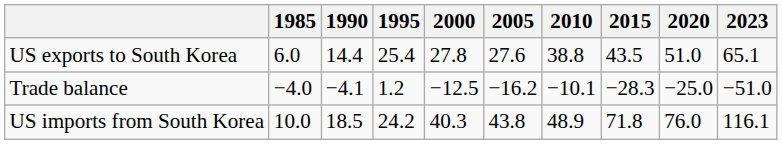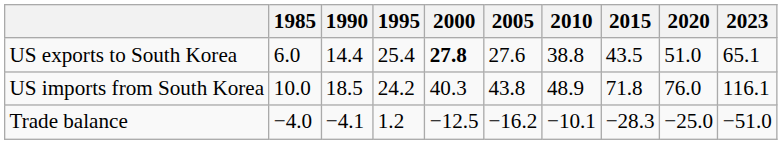(448, 54) normal -> (448, 54) bold
rows swapped: (137, 121) <-> (69, 88)
